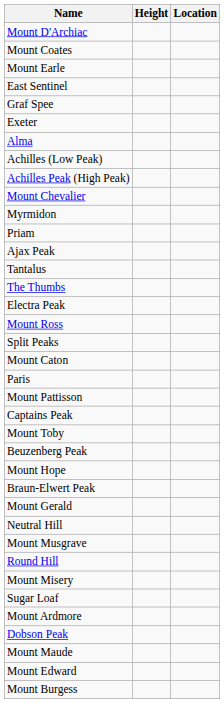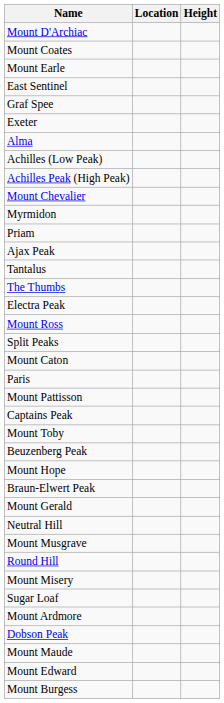columns swapped: (151, 13) <-> (195, 13)
